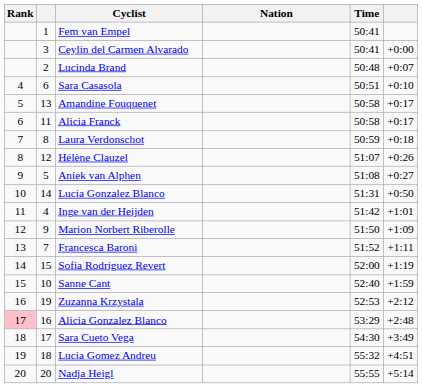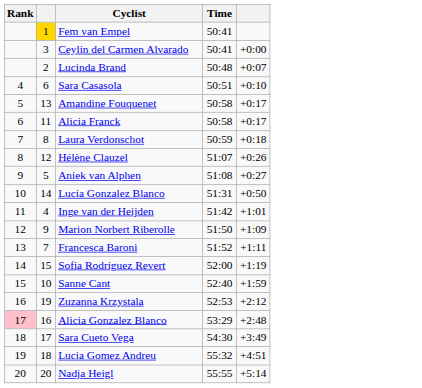- column: (276, 13)
(46, 31) no background -> (46, 31) gold background
